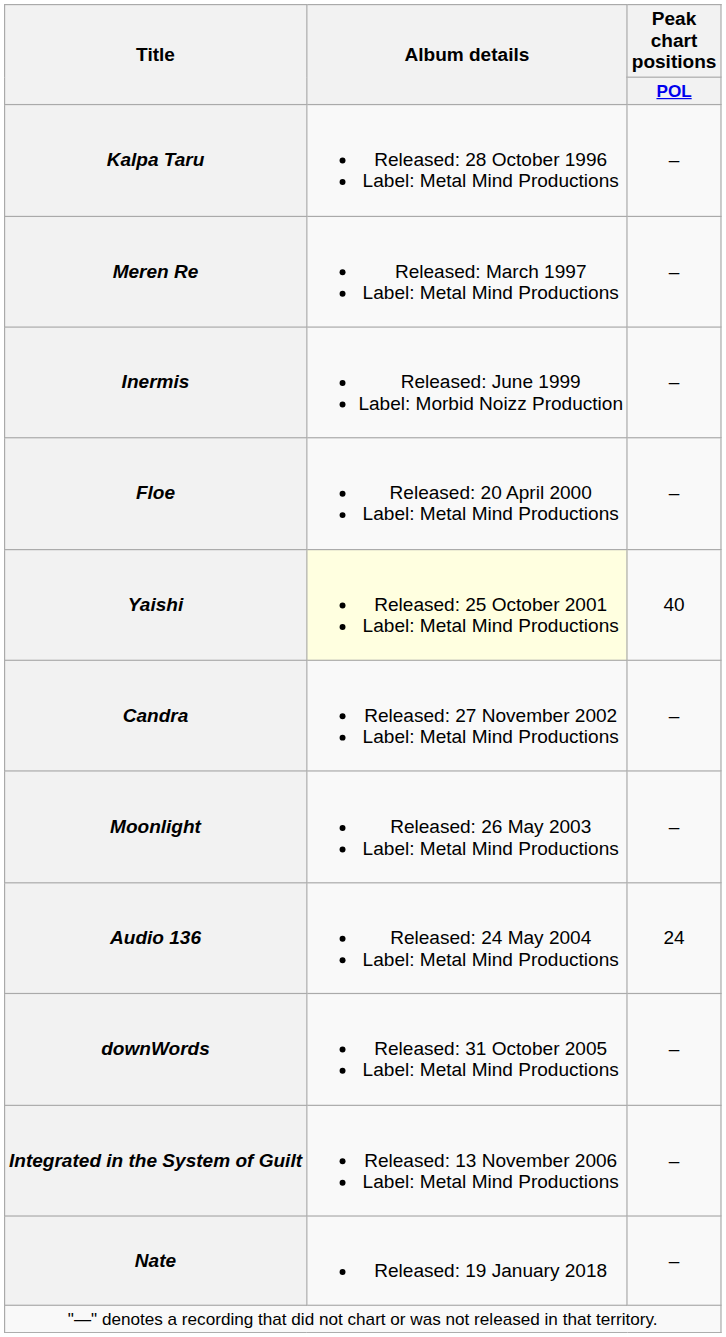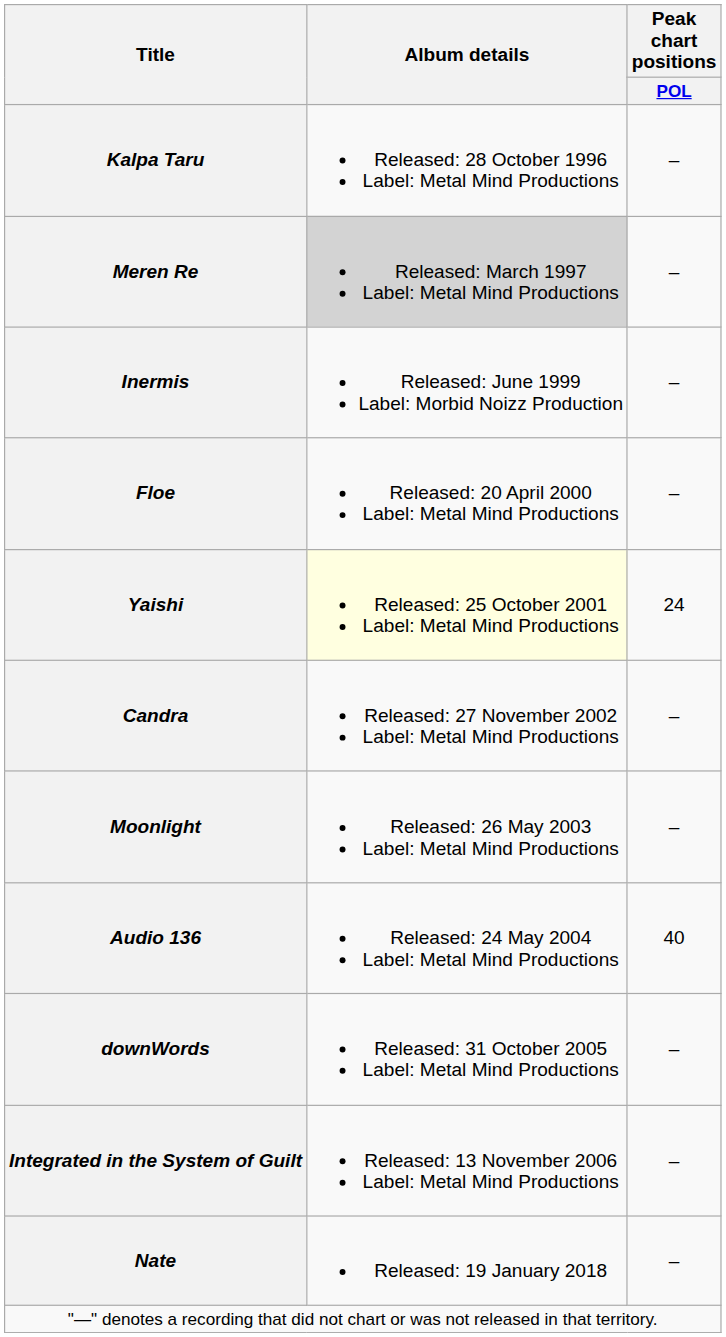(467, 282) no background -> (467, 282) lightgrey background
(674, 604) 40 -> (674, 604) 24
(674, 937) 24 -> (674, 937) 40
